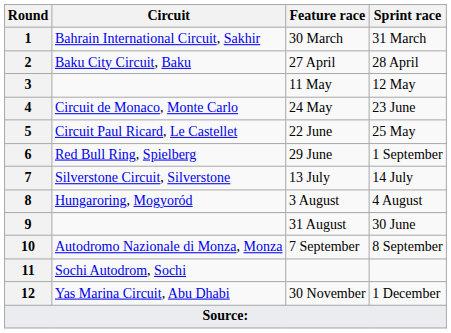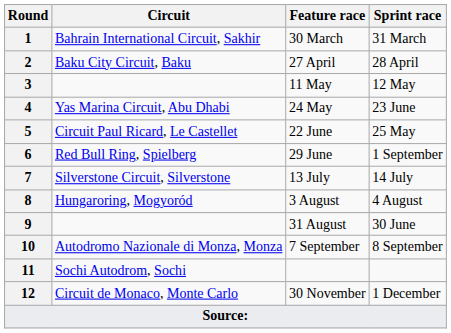(147, 108) Circuit de Monaco, Monte Carlo -> (142, 108) Yas Marina Circuit, Abu Dhabi
(142, 292) Yas Marina Circuit, Abu Dhabi -> (147, 292) Circuit de Monaco, Monte Carlo
